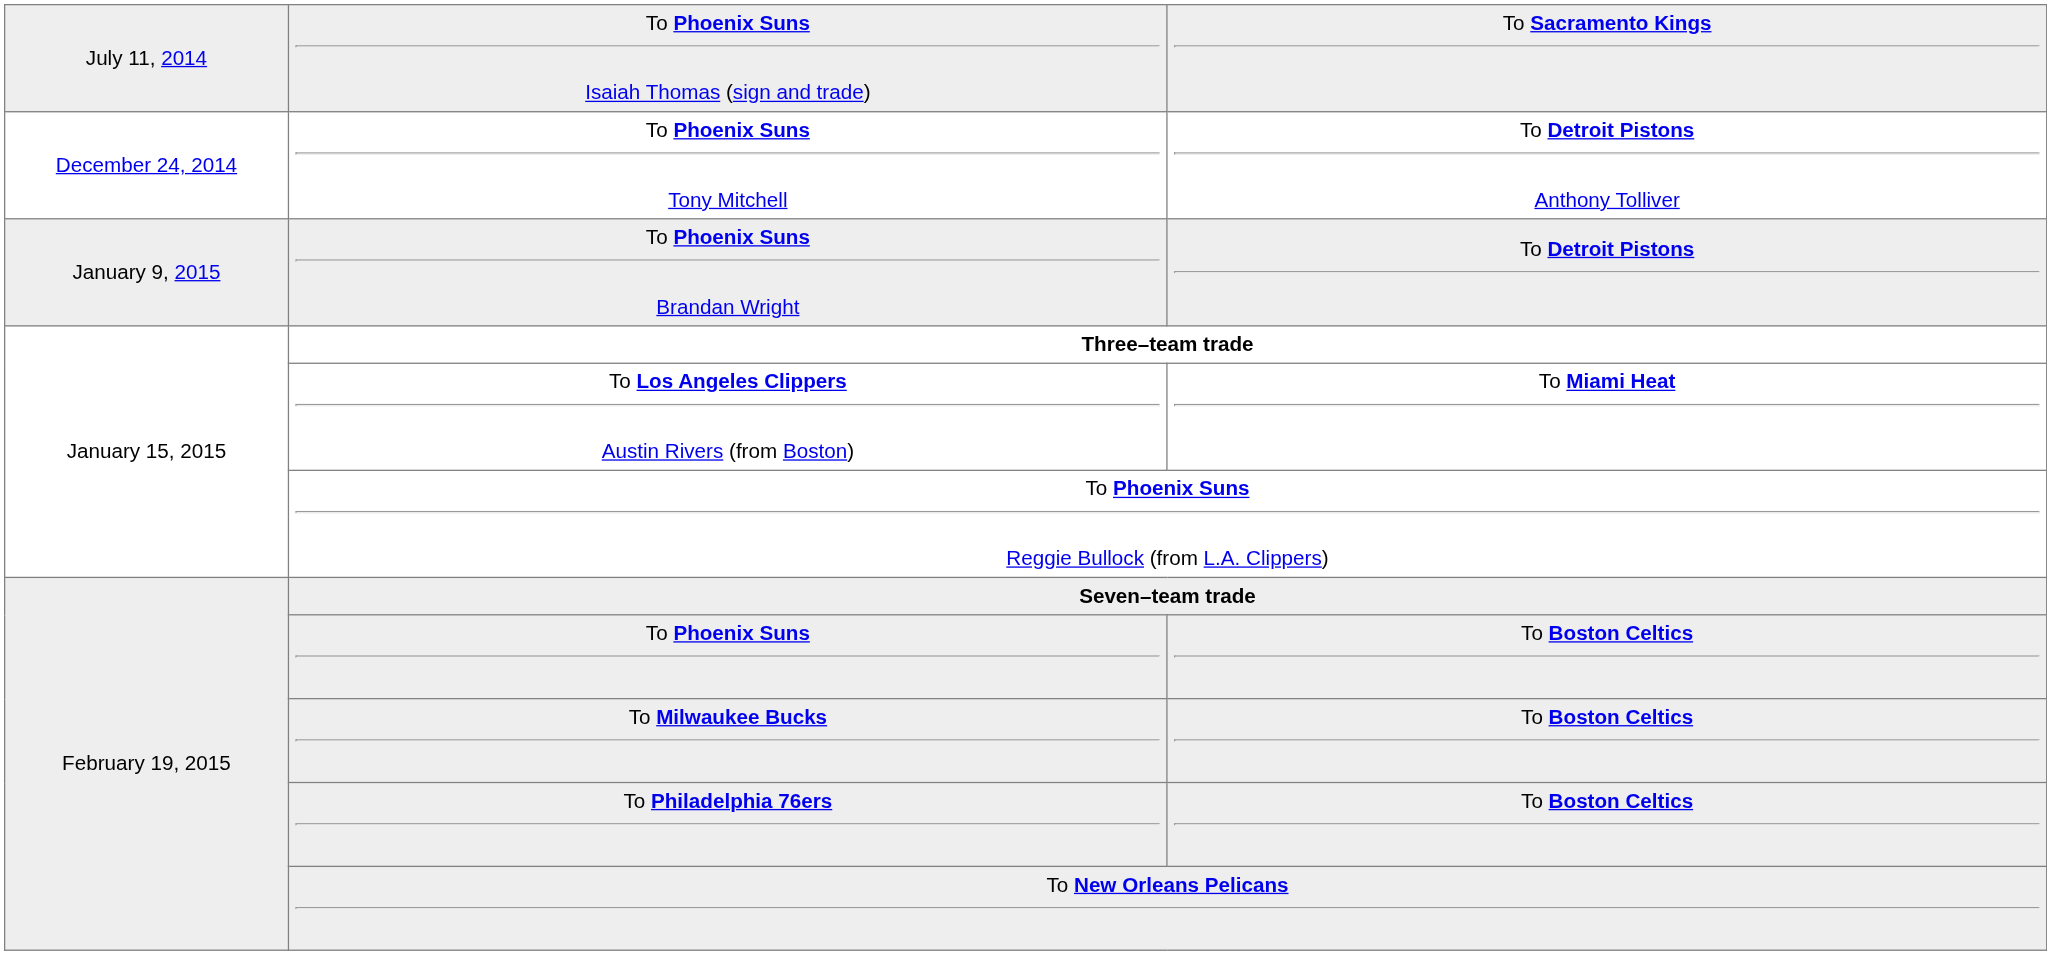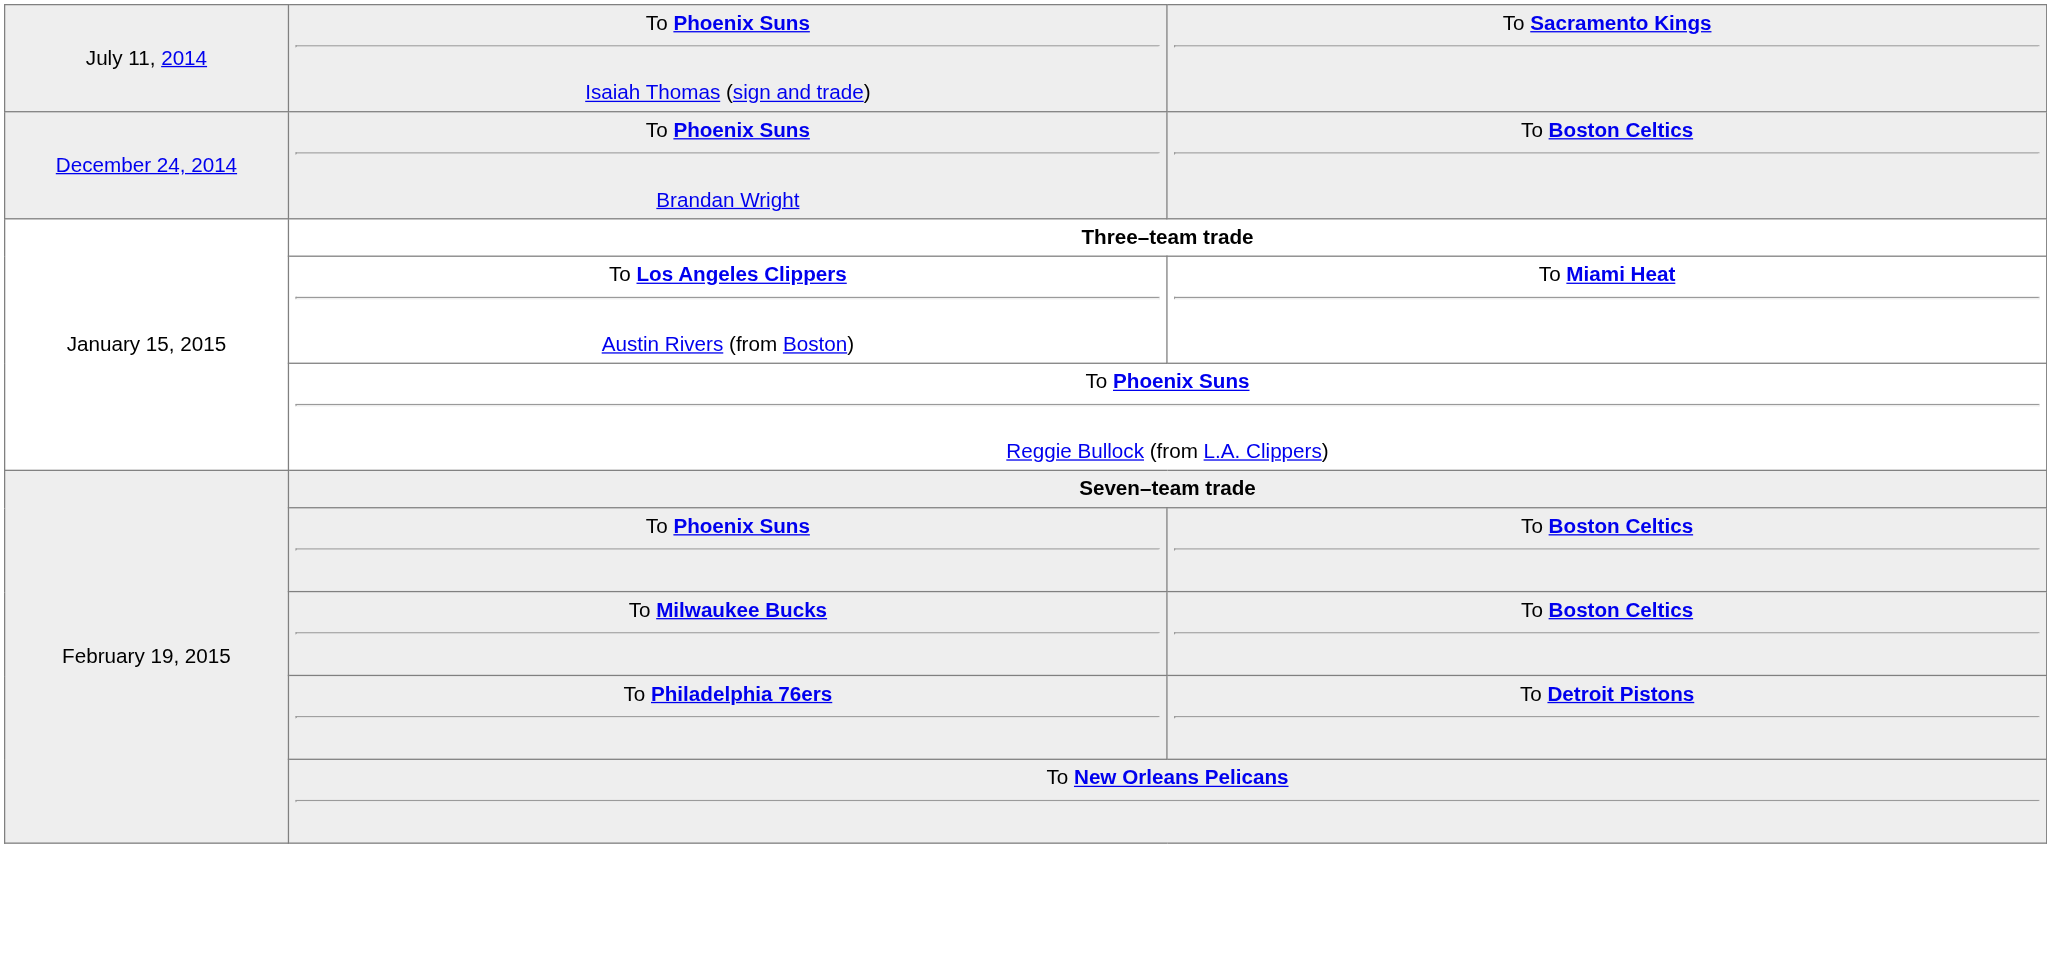- row: (728, 165)
(146, 272) January 9, 2015 -> (146, 165) December 24, 2014
(1607, 256) To Detroit Pistons -> (1607, 137) To Boston Celtics
(1607, 808) To Boston Celtics -> (1607, 701) To Detroit Pistons
